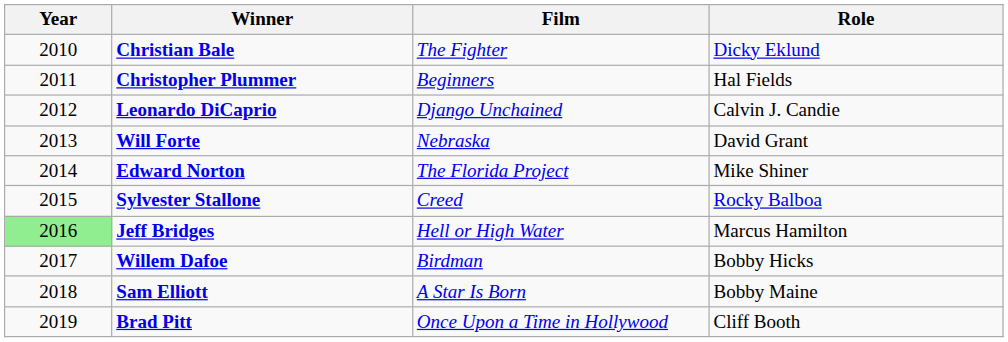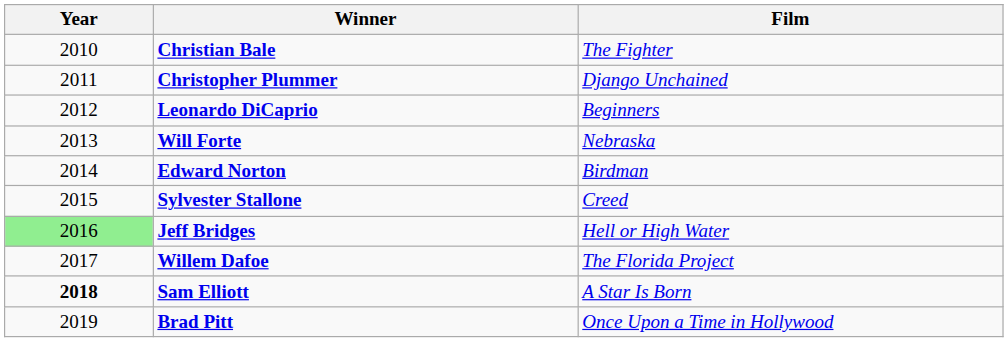- column: (856, 19)
(455, 79) Beginners -> (655, 79) Django Unchained
(490, 110) Django Unchained -> (621, 110) Beginners
(493, 170) The Florida Project -> (615, 170) Birdman
(450, 261) Birdman -> (658, 261) The Florida Project
(58, 291) normal -> (79, 291) bold
